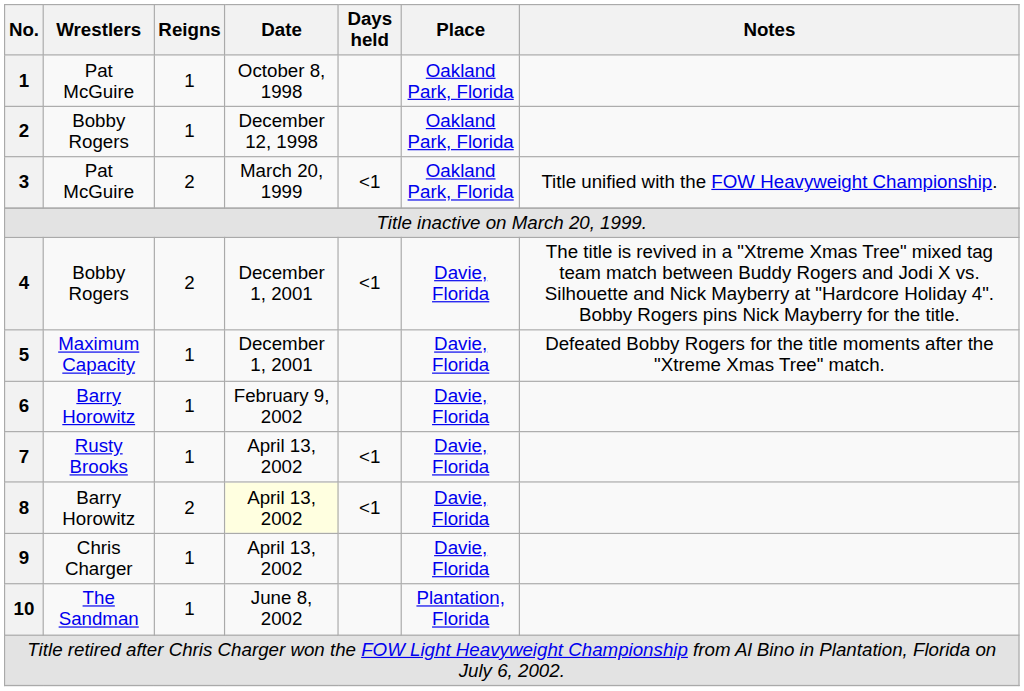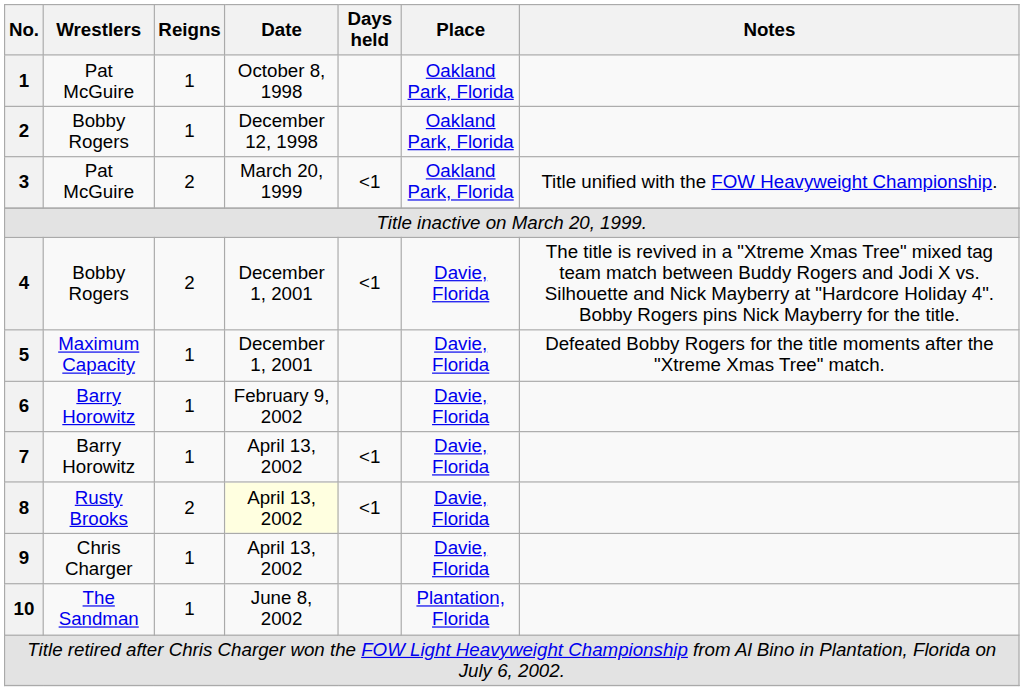(99, 456) Rusty Brooks -> (99, 456) Barry Horowitz
(99, 507) Barry Horowitz -> (99, 507) Rusty Brooks
